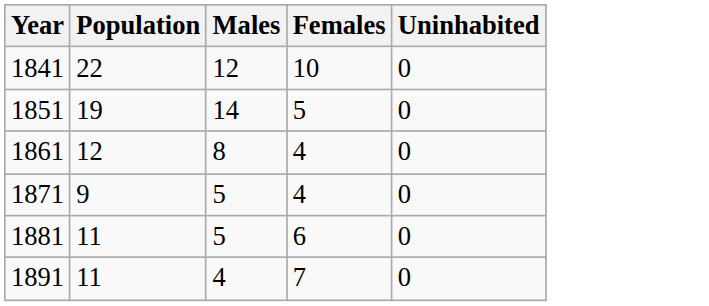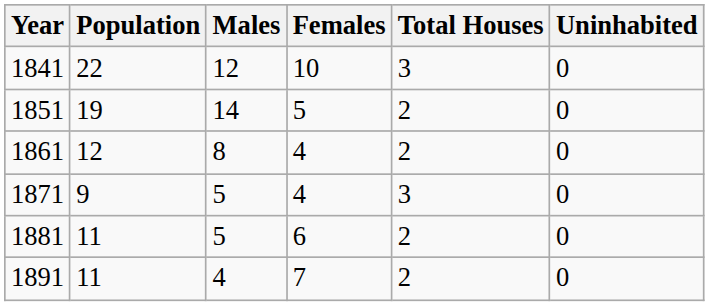+ column: (471, 25)
